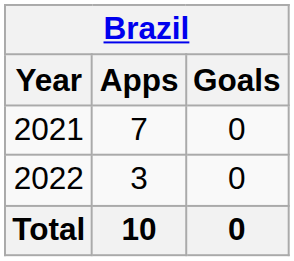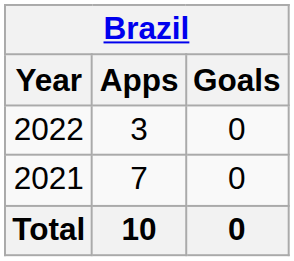rows swapped: (49, 129) <-> (49, 179)
